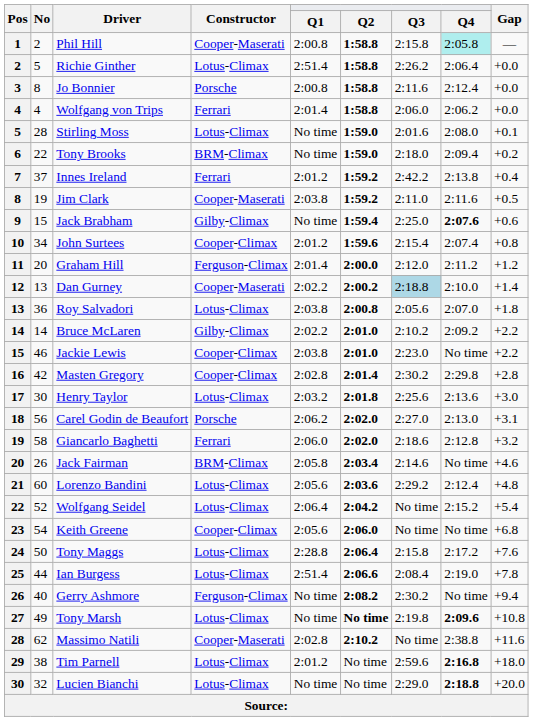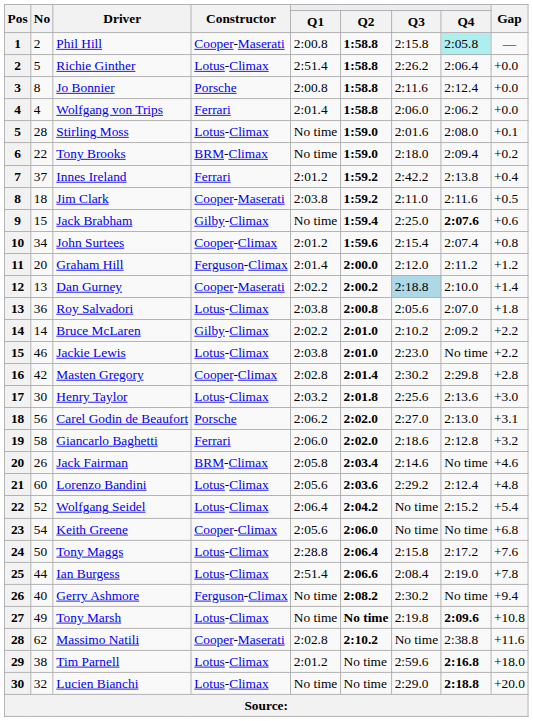(40, 198) 19 -> (40, 198) 18
(236, 352) Cooper-Climax -> (231, 352) Lotus-Climax
